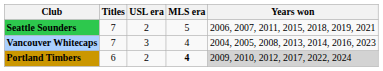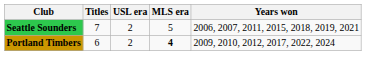- row: (52, 43)
(281, 58) lightgrey background -> (264, 43) no background
